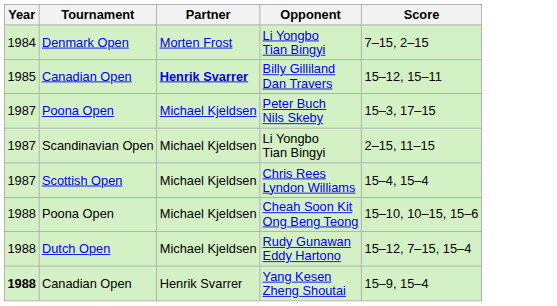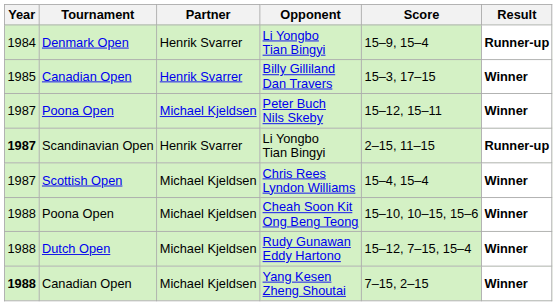+ column: (517, 15)
(196, 42) Morten Frost -> (201, 42) Henrik Svarrer
(397, 42) 7–15, 2–15 -> (397, 42) 15–9, 15–4
(204, 77) bold -> (201, 77) normal
(403, 77) 15–12, 15–11 -> (400, 77) 15–3, 17–15
(400, 111) 15–3, 17–15 -> (403, 111) 15–12, 15–11
(22, 146) normal -> (22, 146) bold
(208, 146) Michael Kjeldsen -> (201, 146) Henrik Svarrer
(201, 284) Henrik Svarrer -> (208, 284) Michael Kjeldsen
(397, 284) 15–9, 15–4 -> (397, 284) 7–15, 2–15
